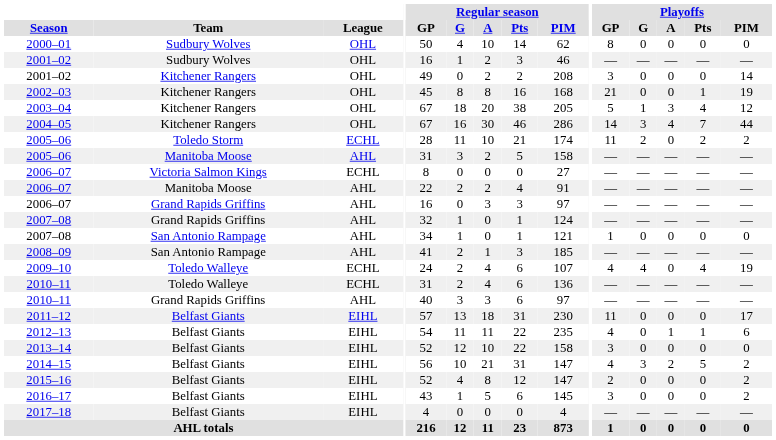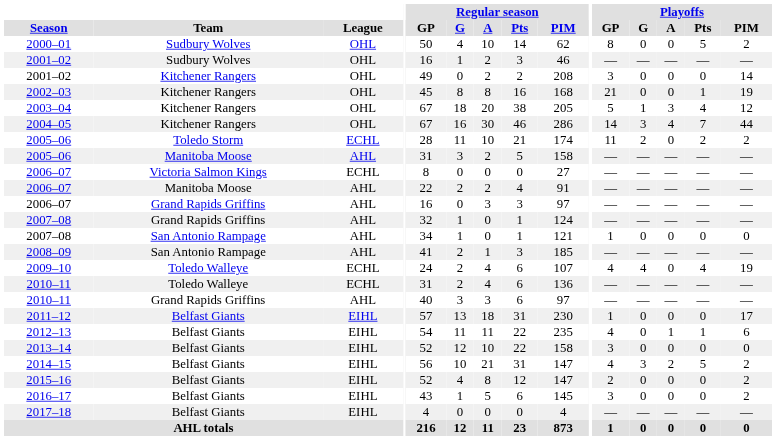(703, 44) 0 -> (703, 44) 5
(746, 44) 0 -> (746, 44) 2
(611, 316) 11 -> (611, 316) 1
